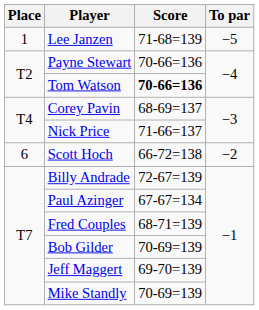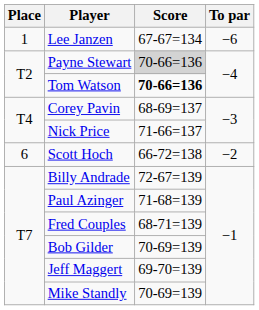(170, 39) 71-68=139 -> (170, 39) 67-67=134
(229, 39) −5 -> (229, 39) −6
(170, 62) no background -> (170, 62) lightgrey background
(170, 200) 67-67=134 -> (170, 200) 71-68=139
